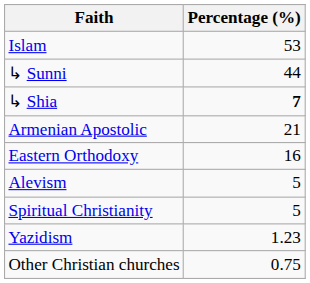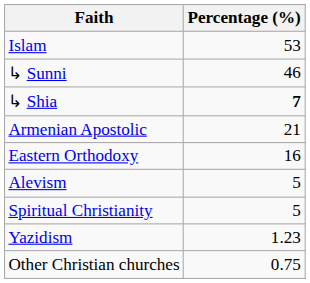(292, 72) 44 -> (292, 72) 46
